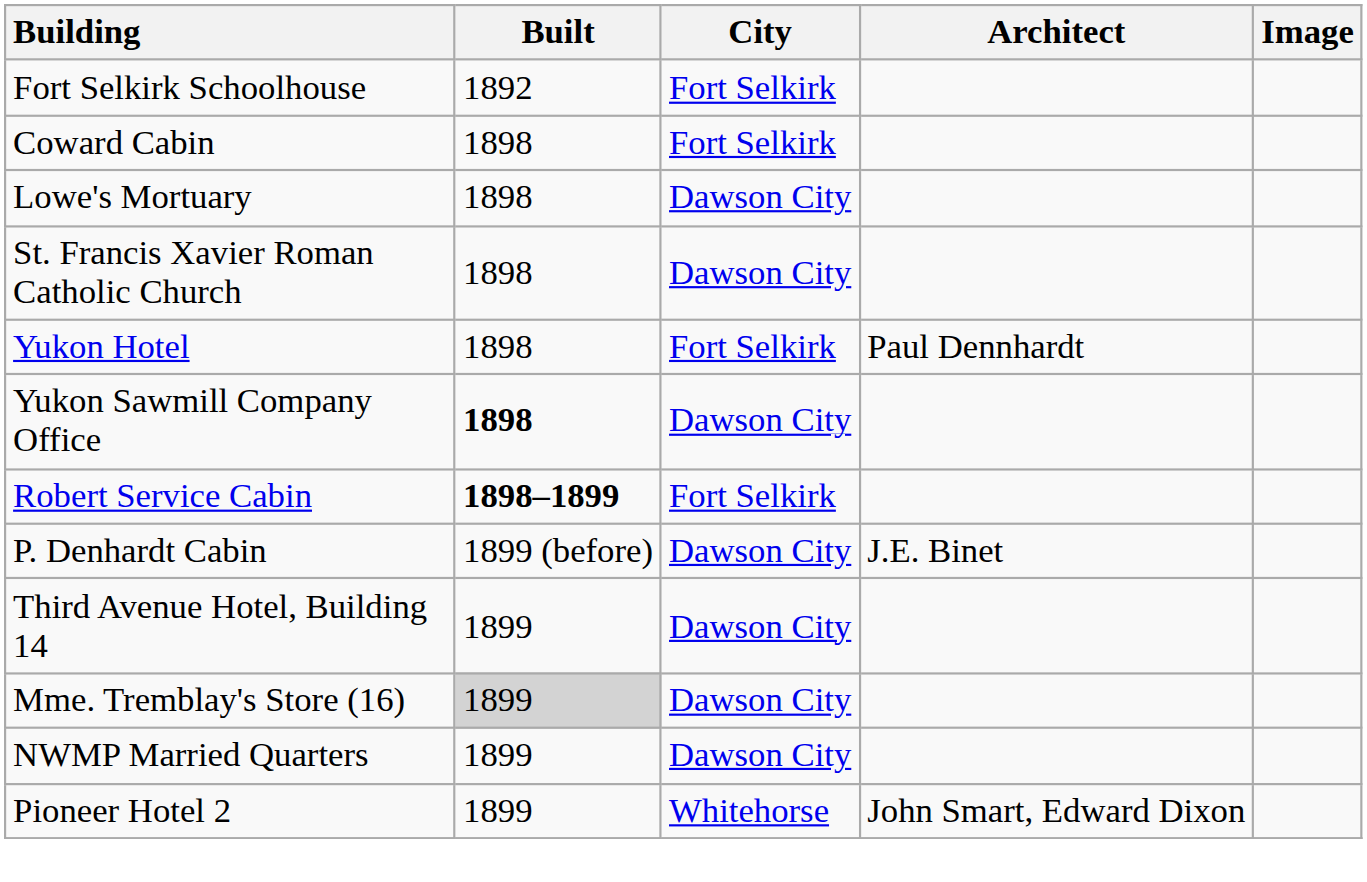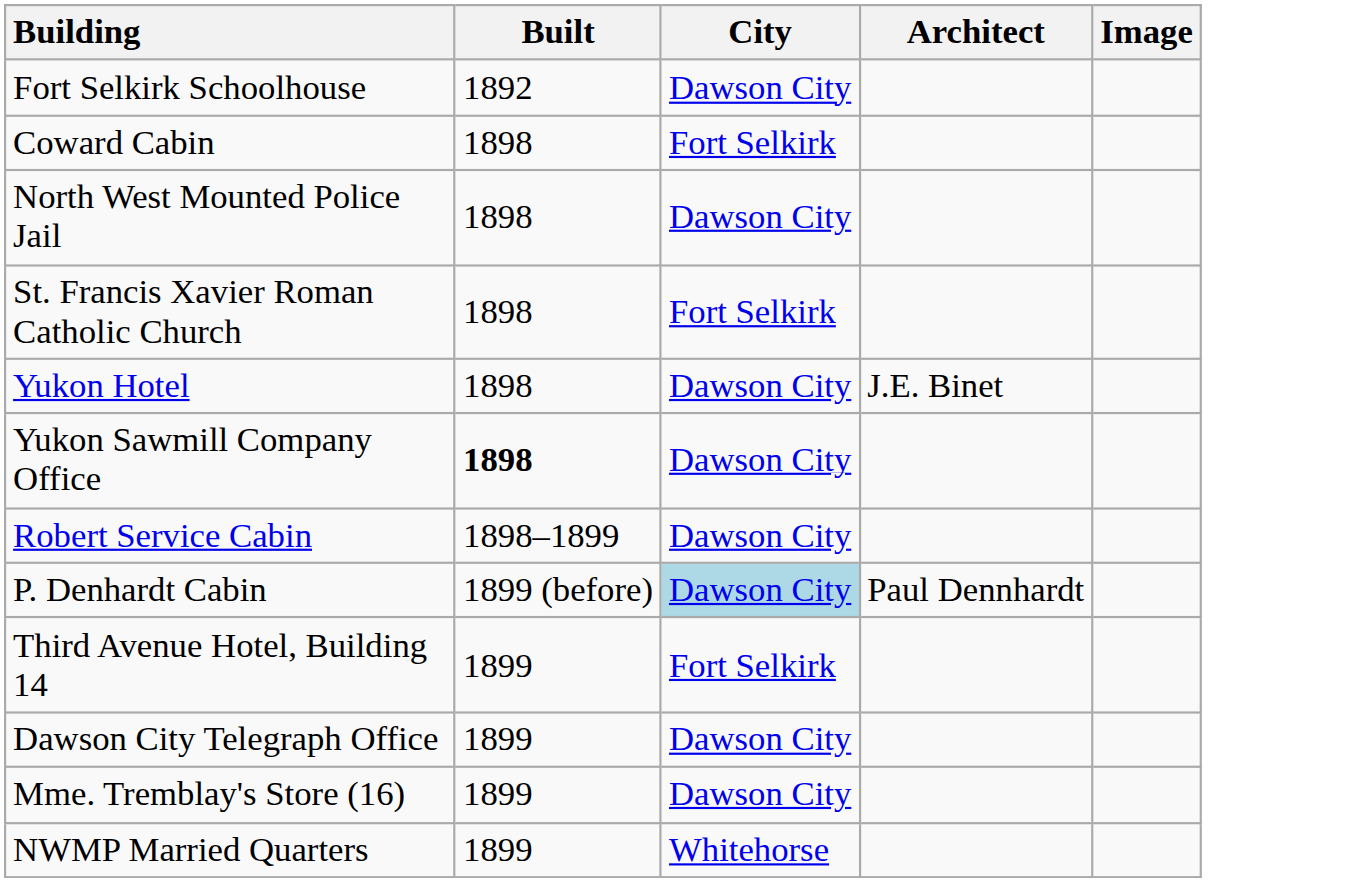(752, 87) Fort Selkirk -> (760, 87) Dawson City
- row: (132, 197)
+ row: (207, 216)
(760, 271) Dawson City -> (752, 310) Fort Selkirk
(752, 346) Fort Selkirk -> (760, 385) Dawson City
(976, 346) Paul Dennhardt -> (935, 385) J.E. Binet
(541, 495) bold -> (541, 534) normal
(752, 495) Fort Selkirk -> (760, 534) Dawson City
(760, 550) no background -> (760, 589) lightblue background
(935, 550) J.E. Binet -> (976, 589) Paul Dennhardt
(760, 625) Dawson City -> (752, 664) Fort Selkirk
+ row: (226, 738)
(498, 699) lightgrey background -> (498, 793) no background
(760, 754) Dawson City -> (749, 849) Whitehorse
- row: (122, 809)
